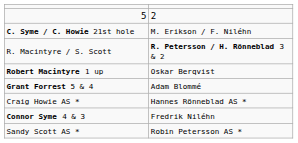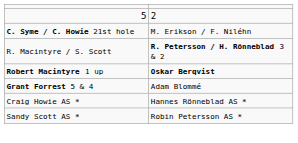(183, 72) normal -> (183, 71) bold
- row: (46, 116)
